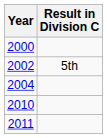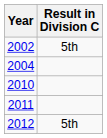- row: (21, 47)
+ row: (21, 124)
